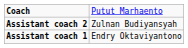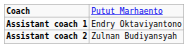rows swapped: (47, 37) <-> (47, 24)
